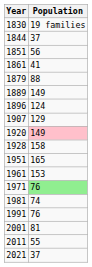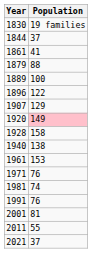- row: (16, 52)
(38, 92) 149 -> (38, 79) 100
(38, 106) 124 -> (38, 92) 122
+ row: (16, 147)
- row: (16, 160)
(35, 187) lightgreen background -> (35, 174) no background
